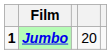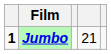(89, 37) 20 -> (89, 37) 21
